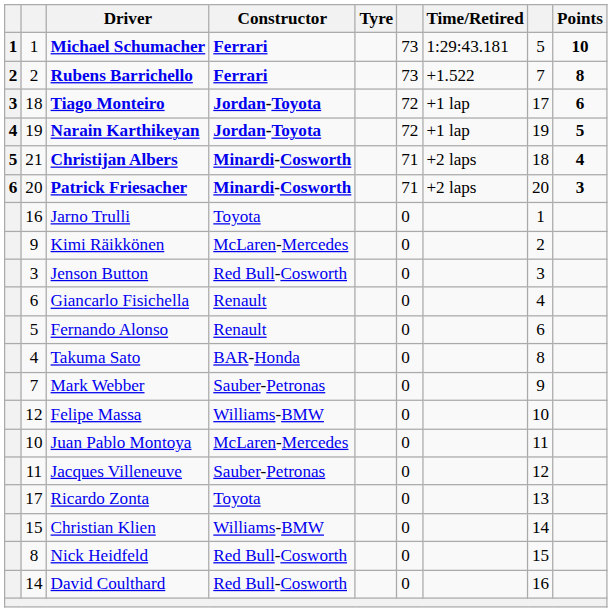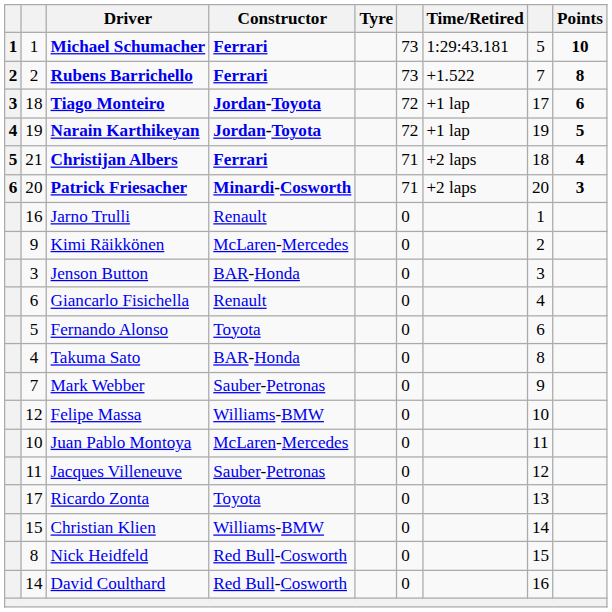(282, 159) Minardi-Cosworth -> (240, 159) Ferrari
(237, 216) Toyota -> (240, 216) Renault
(280, 272) Red Bull-Cosworth -> (257, 272) BAR-Honda
(240, 329) Renault -> (237, 329) Toyota
